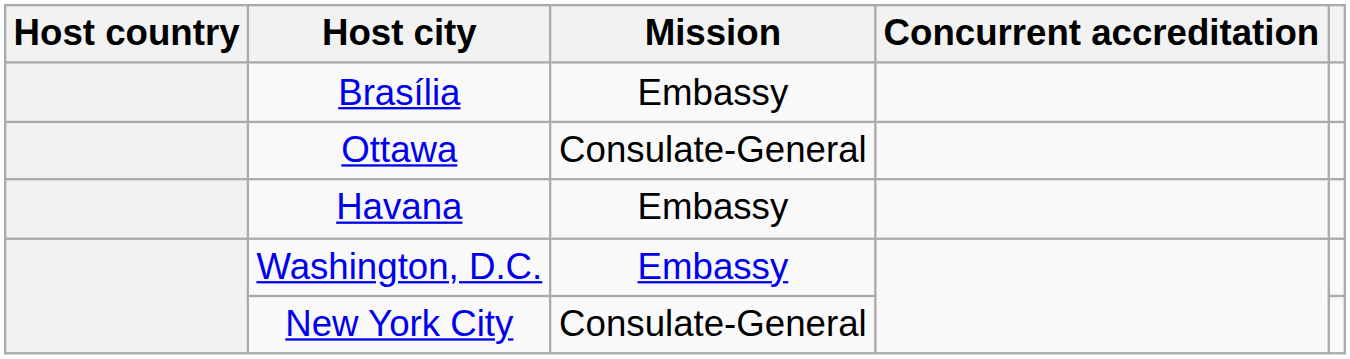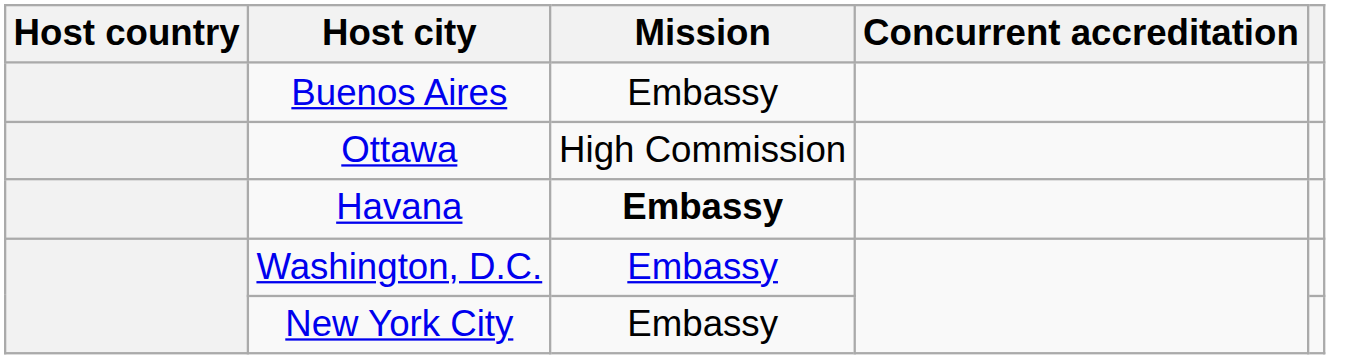+ row: (399, 91)
- row: (399, 91)
(713, 149) Consulate-General -> (703, 149) High Commission
(713, 207) normal -> (703, 207) bold
(713, 324) Consulate-General -> (703, 324) Embassy
